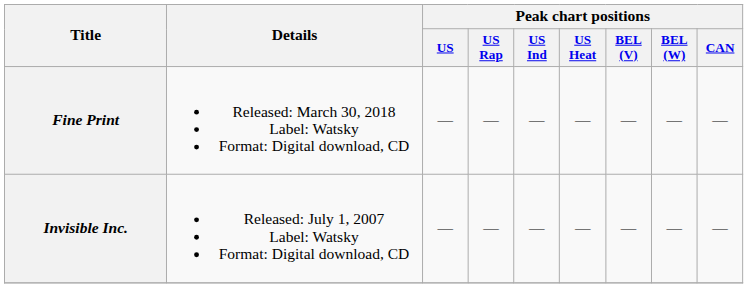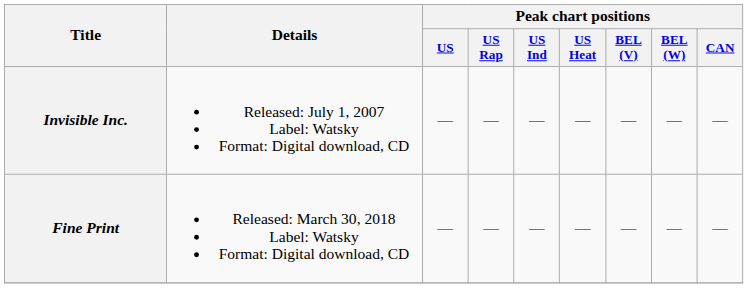rows swapped: (86, 228) <-> (86, 120)
